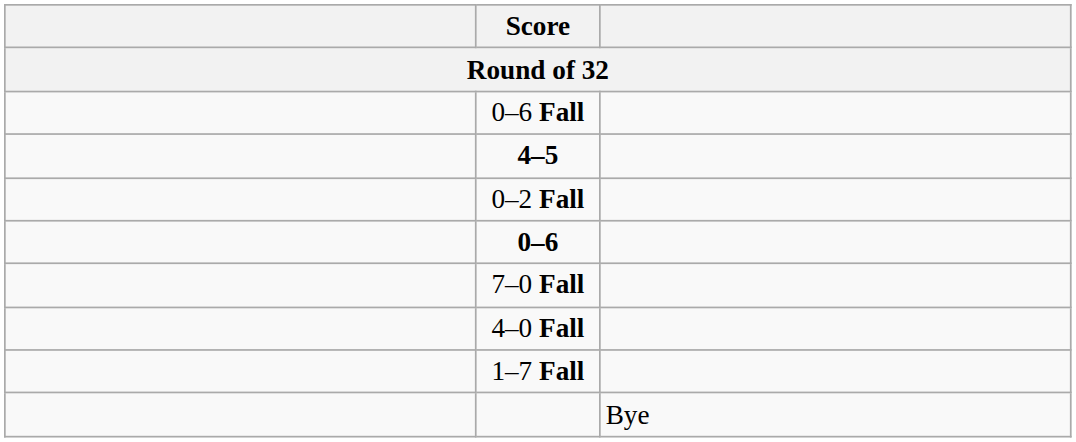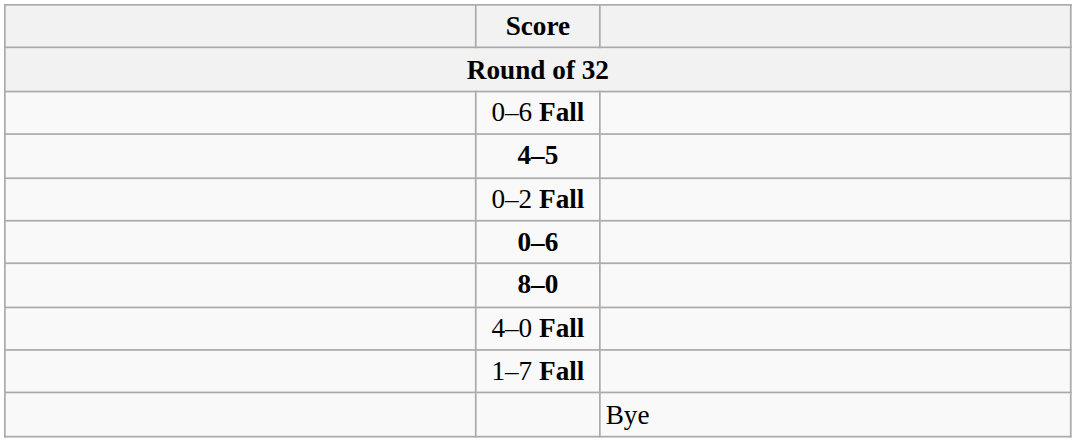- row: (538, 284)
+ row: (538, 284)
